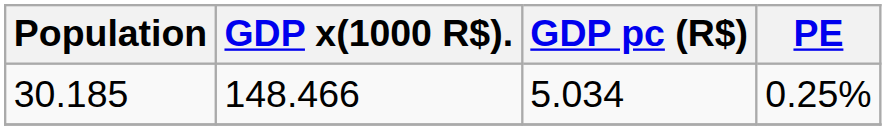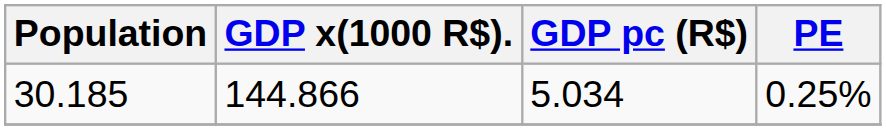(292, 93) 148.466 -> (292, 93) 144.866
